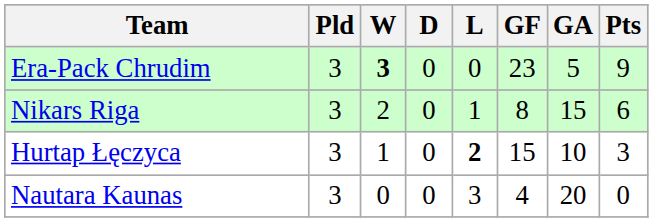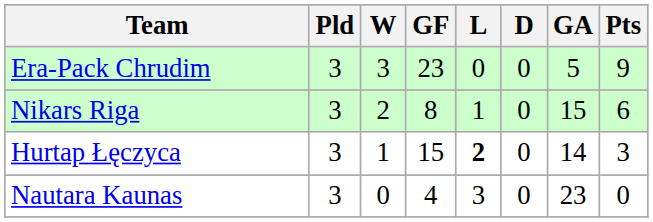columns swapped: (429, 25) <-> (522, 25)
(383, 68) bold -> (383, 68) normal
(573, 152) 10 -> (573, 152) 14
(573, 195) 20 -> (573, 195) 23
